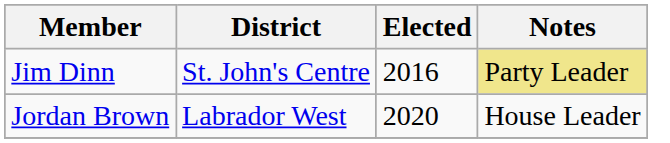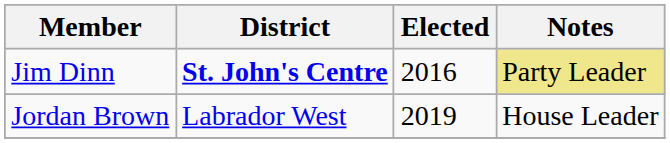(276, 71) normal -> (285, 71) bold
(411, 115) 2020 -> (429, 115) 2019
